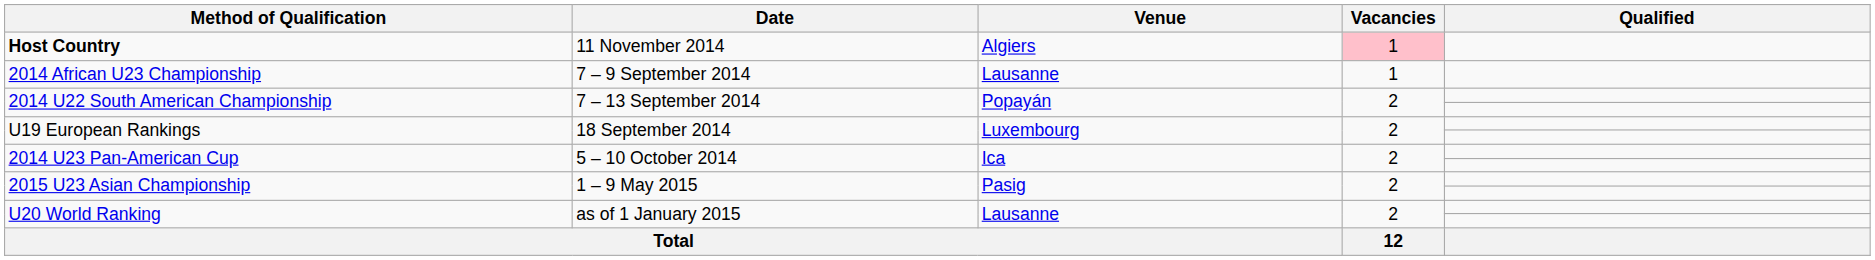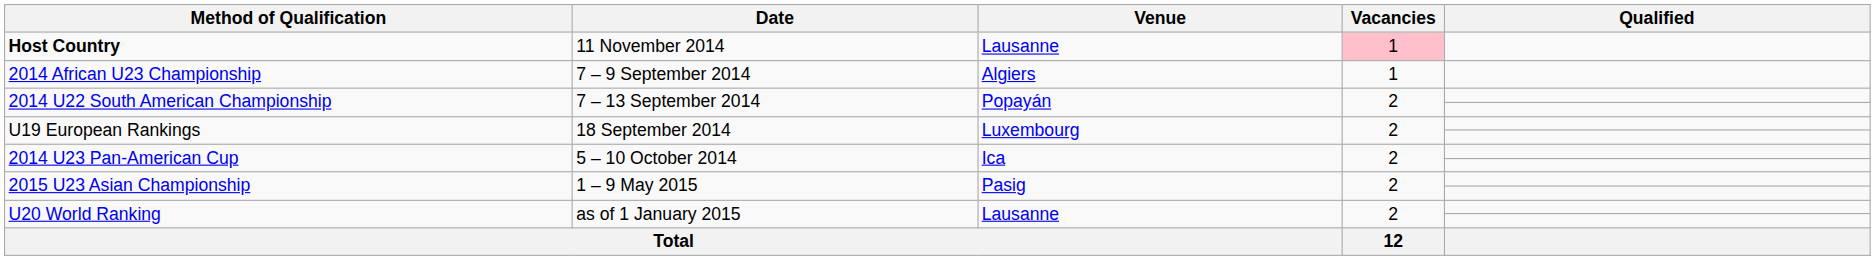(1009, 46) Algiers -> (1020, 46) Lausanne
(1020, 74) Lausanne -> (1009, 74) Algiers
